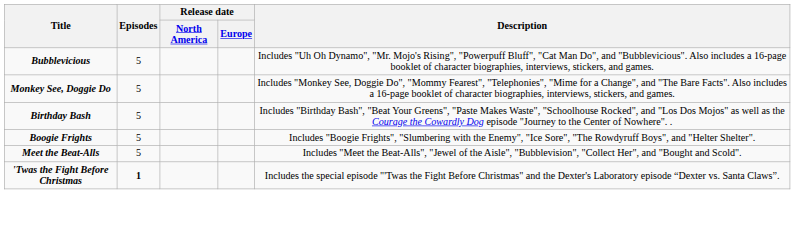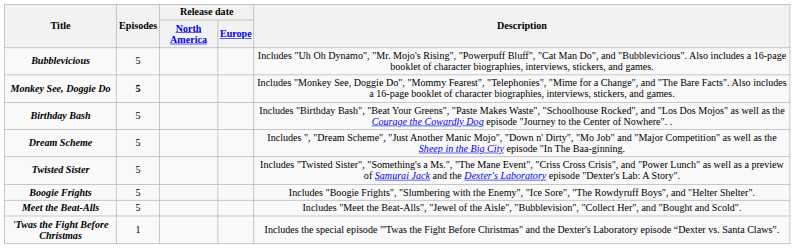(138, 88) normal -> (138, 88) bold
+ row: (61, 143)
+ row: (61, 170)
(138, 175) bold -> (138, 230) normal
